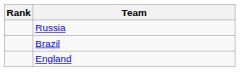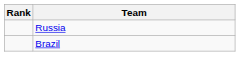- row: (53, 59)
